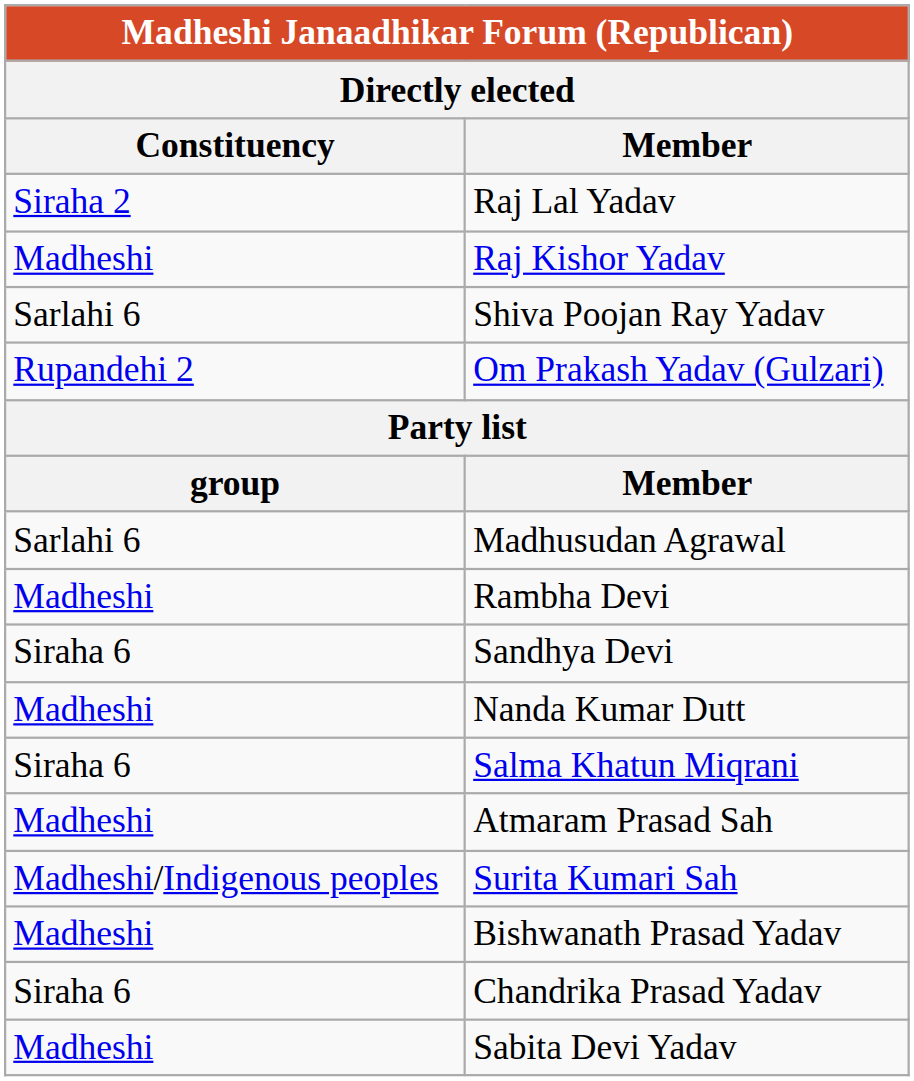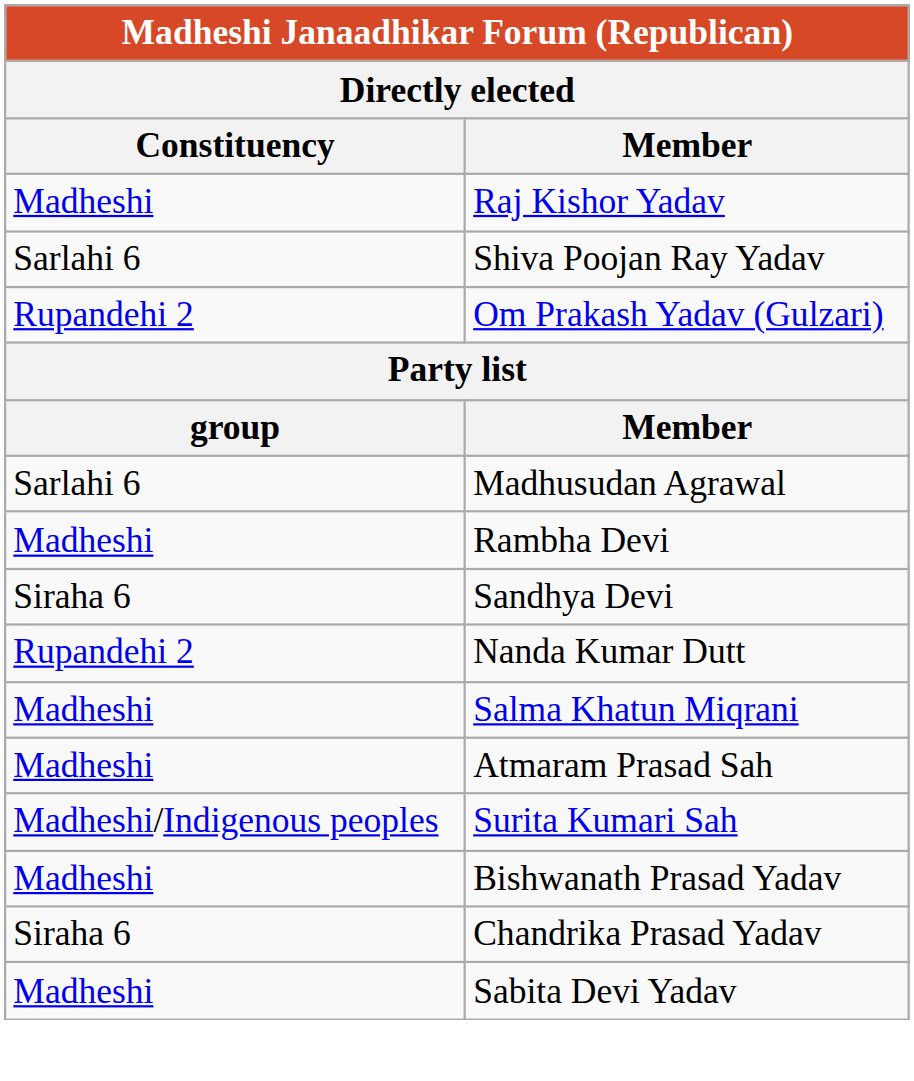- row: (574, 201)
(83, 708) Madheshi -> (104, 652) Rupandehi 2
(72, 764) Siraha 6 -> (83, 708) Madheshi
